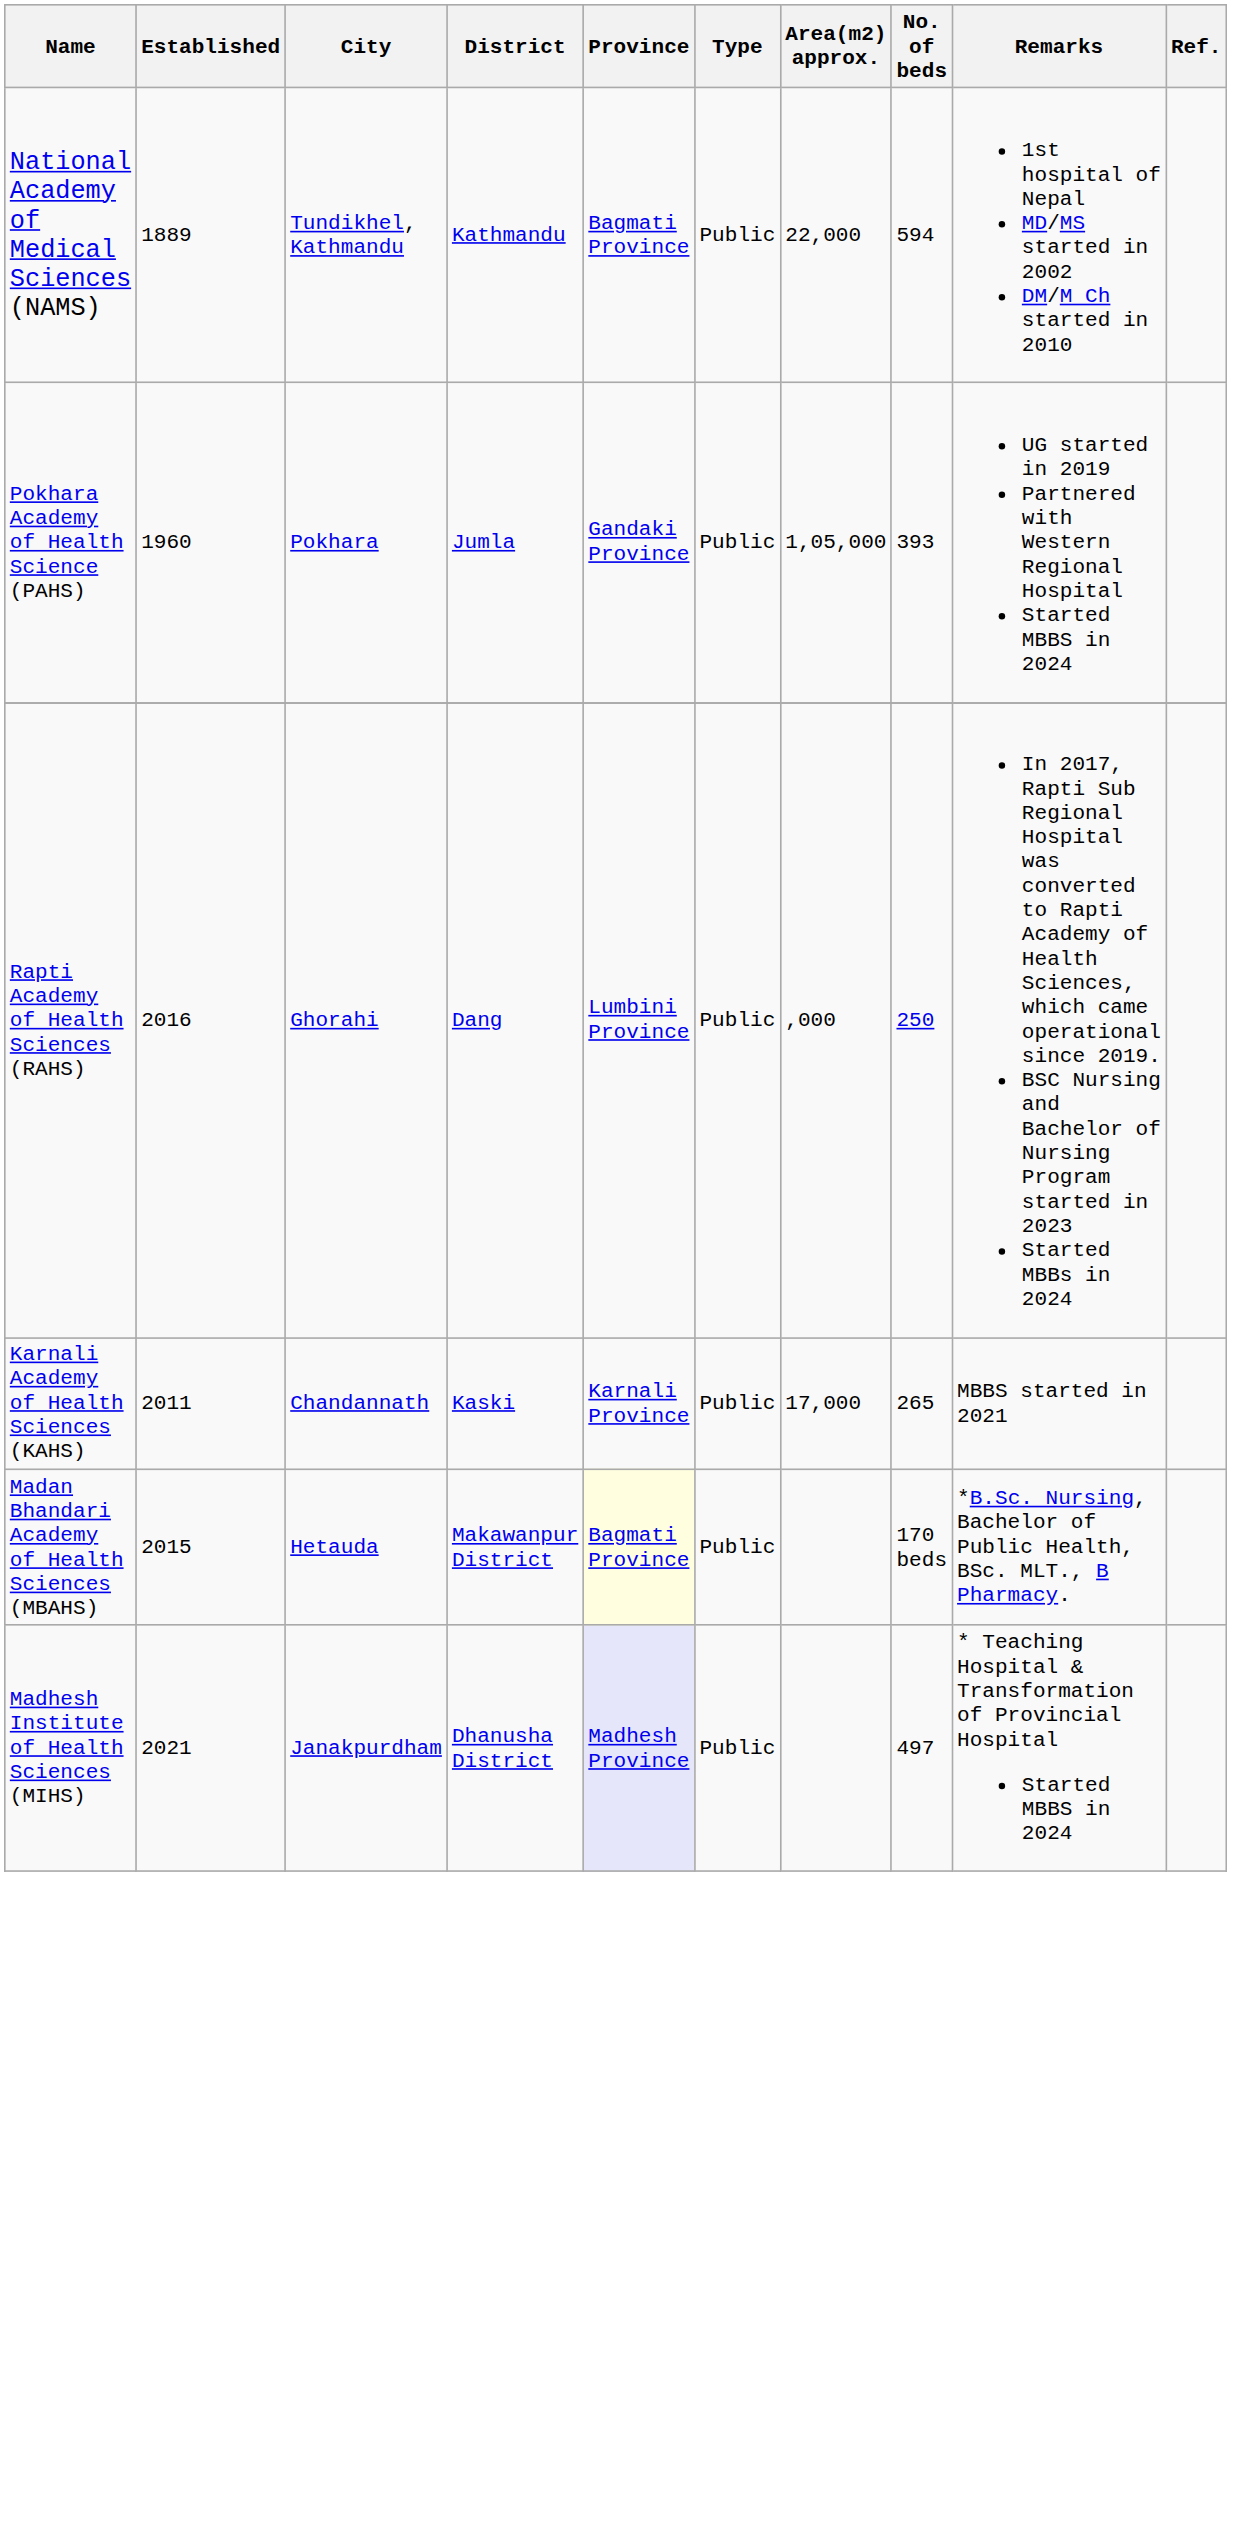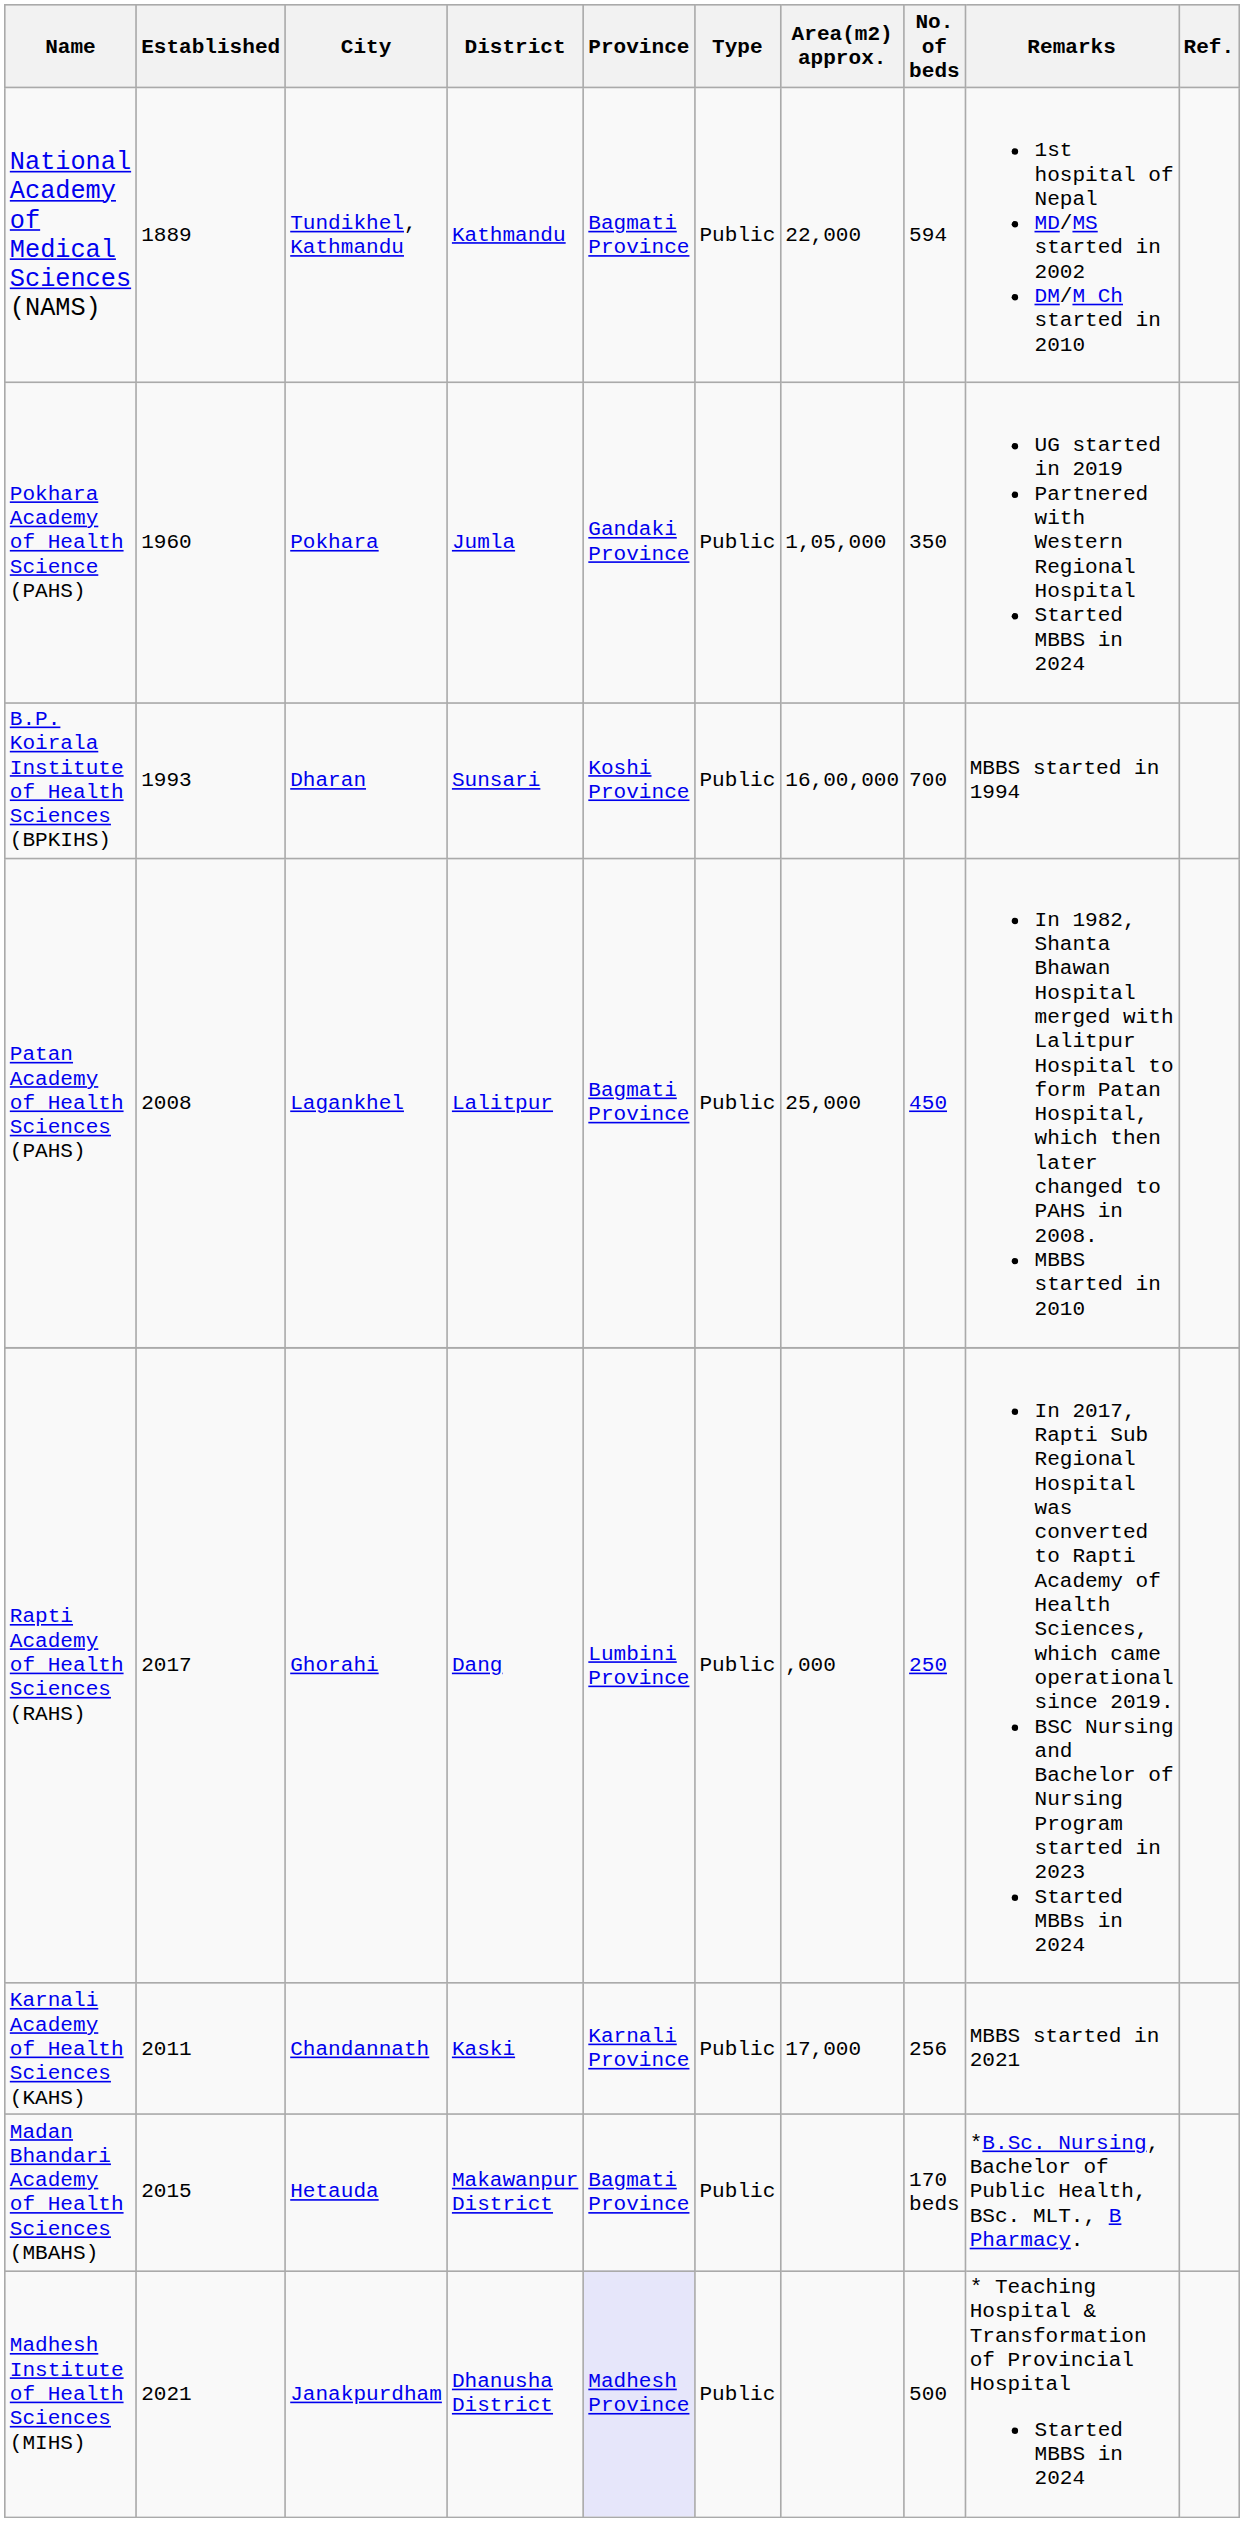(915, 543) 393 -> (928, 543) 350
+ row: (67, 780)
+ row: (67, 1103)
(166, 1020) 2016 -> (166, 1665) 2017
(915, 1403) 265 -> (928, 2049) 256
(639, 1547) lightyellow background -> (639, 2192) no background
(915, 1748) 497 -> (928, 2394) 500
